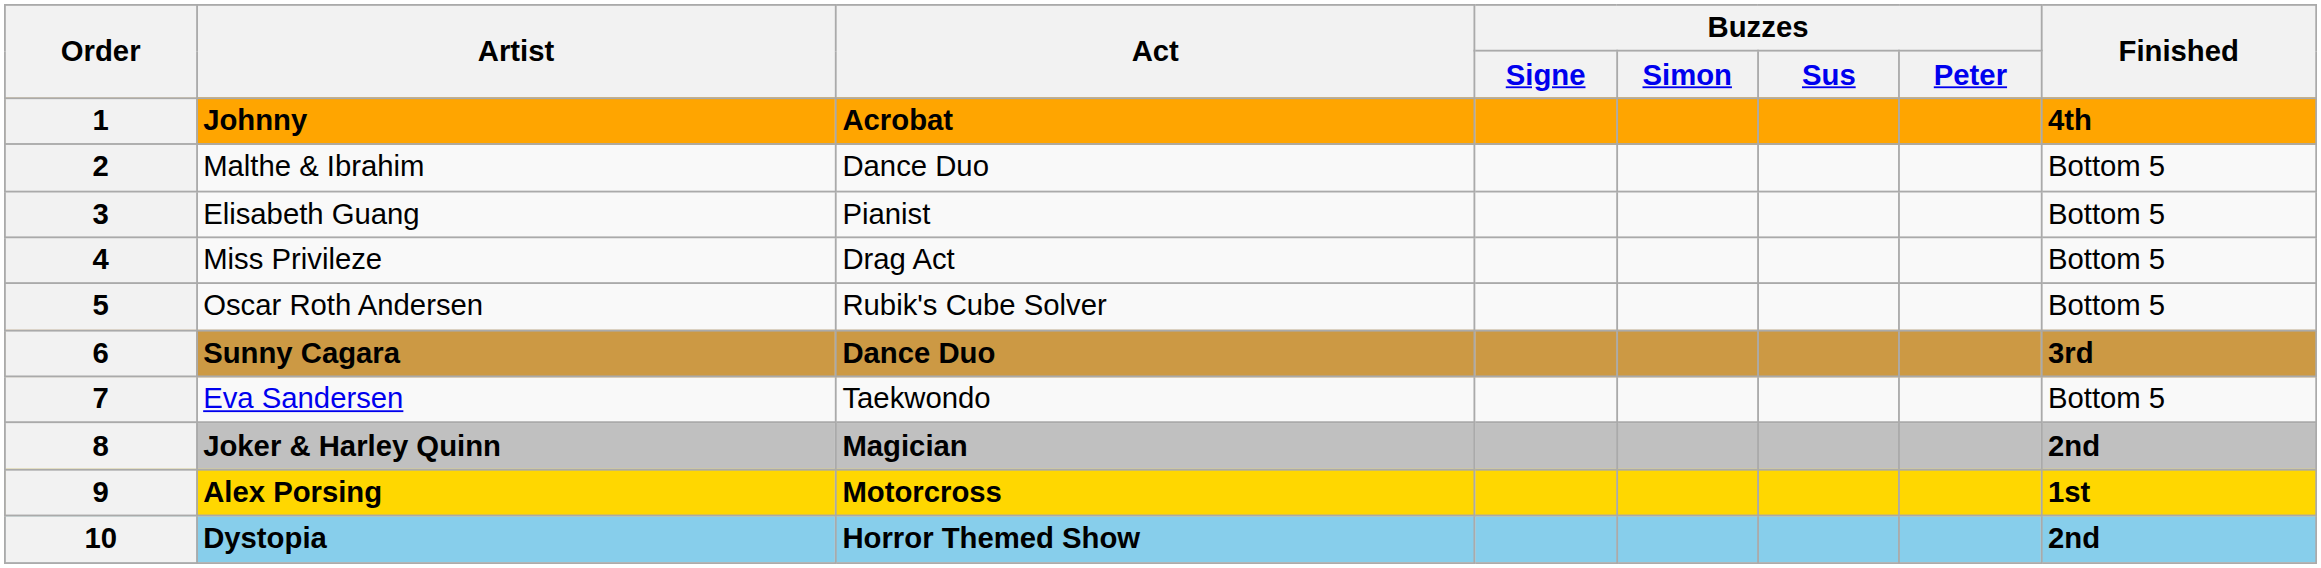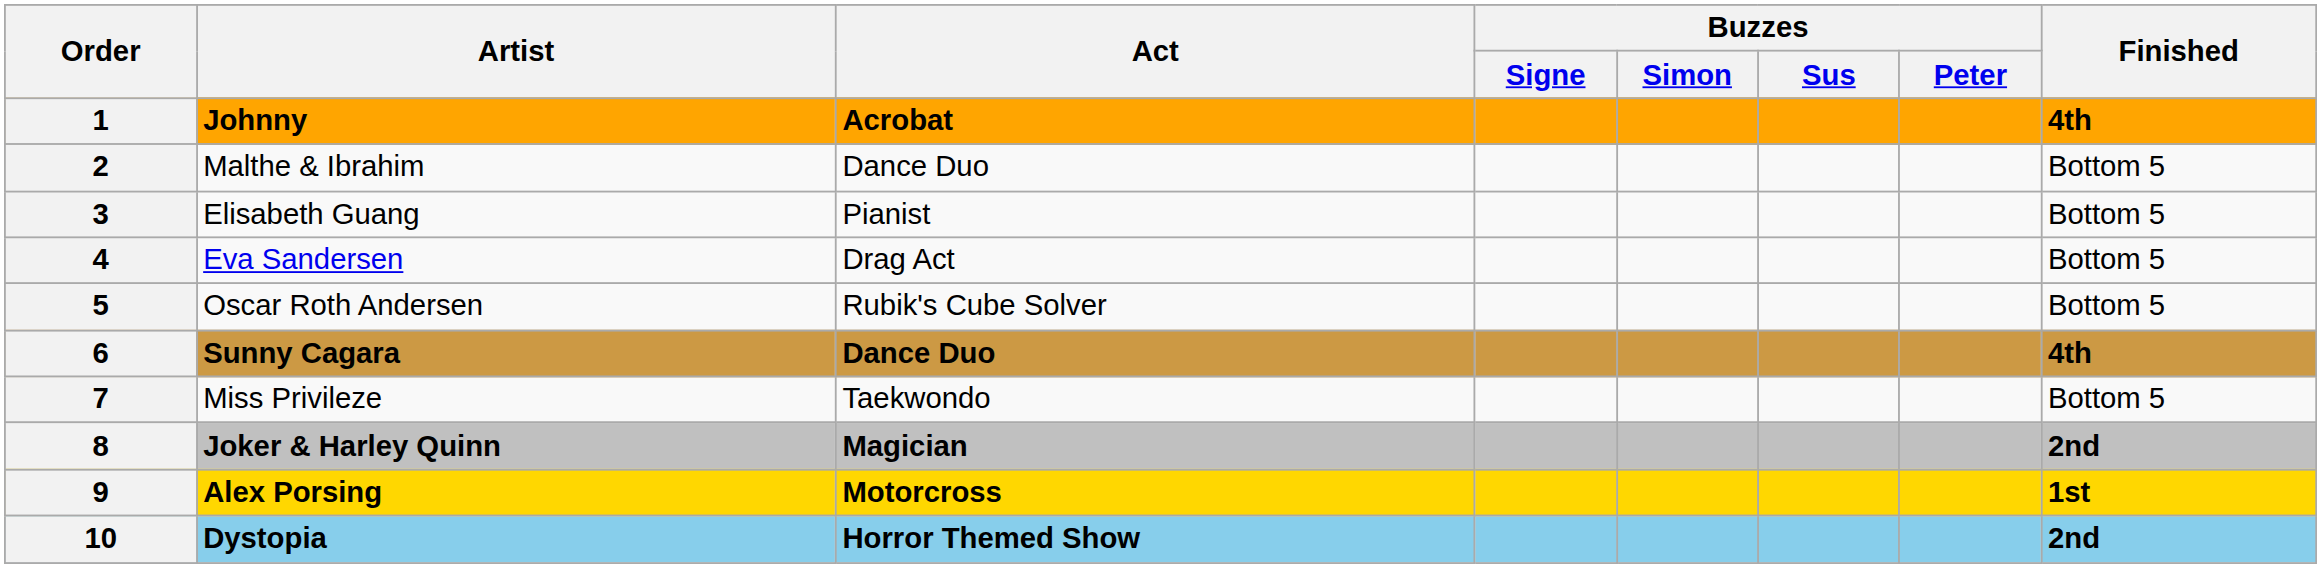(293, 259) Miss Privileze -> (303, 259) Eva Sandersen
(2071, 352) 3rd -> (2070, 352) 4th
(303, 399) Eva Sandersen -> (293, 399) Miss Privileze
